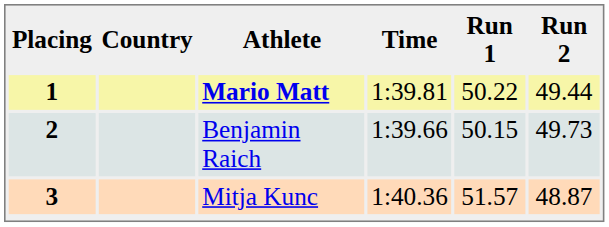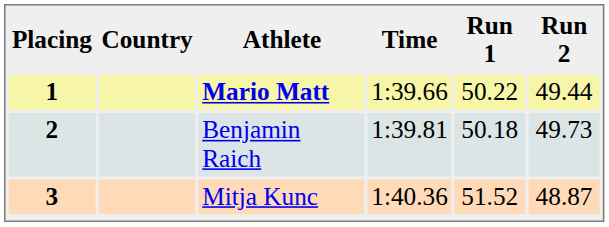(410, 92) 1:39.81 -> (410, 92) 1:39.66
(410, 130) 1:39.66 -> (410, 130) 1:39.81
(490, 130) 50.15 -> (490, 130) 50.18
(490, 196) 51.57 -> (490, 196) 51.52
